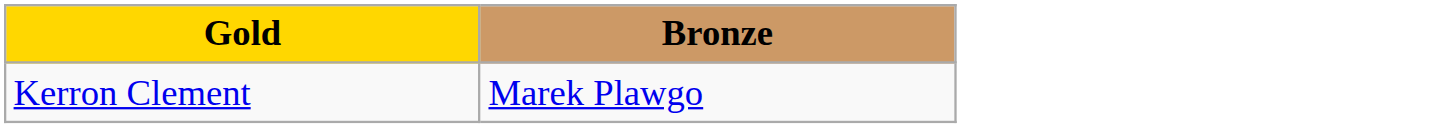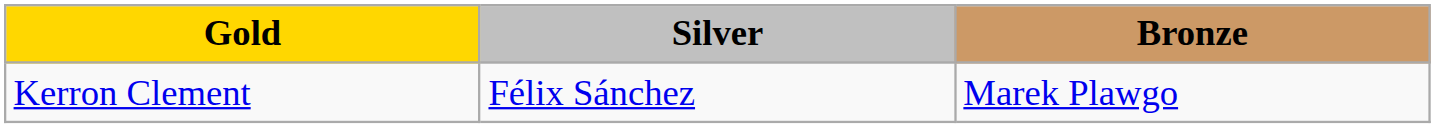+ column: (717, 33)
